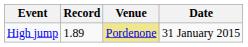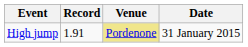(74, 32) 1.89 -> (74, 32) 1.91
